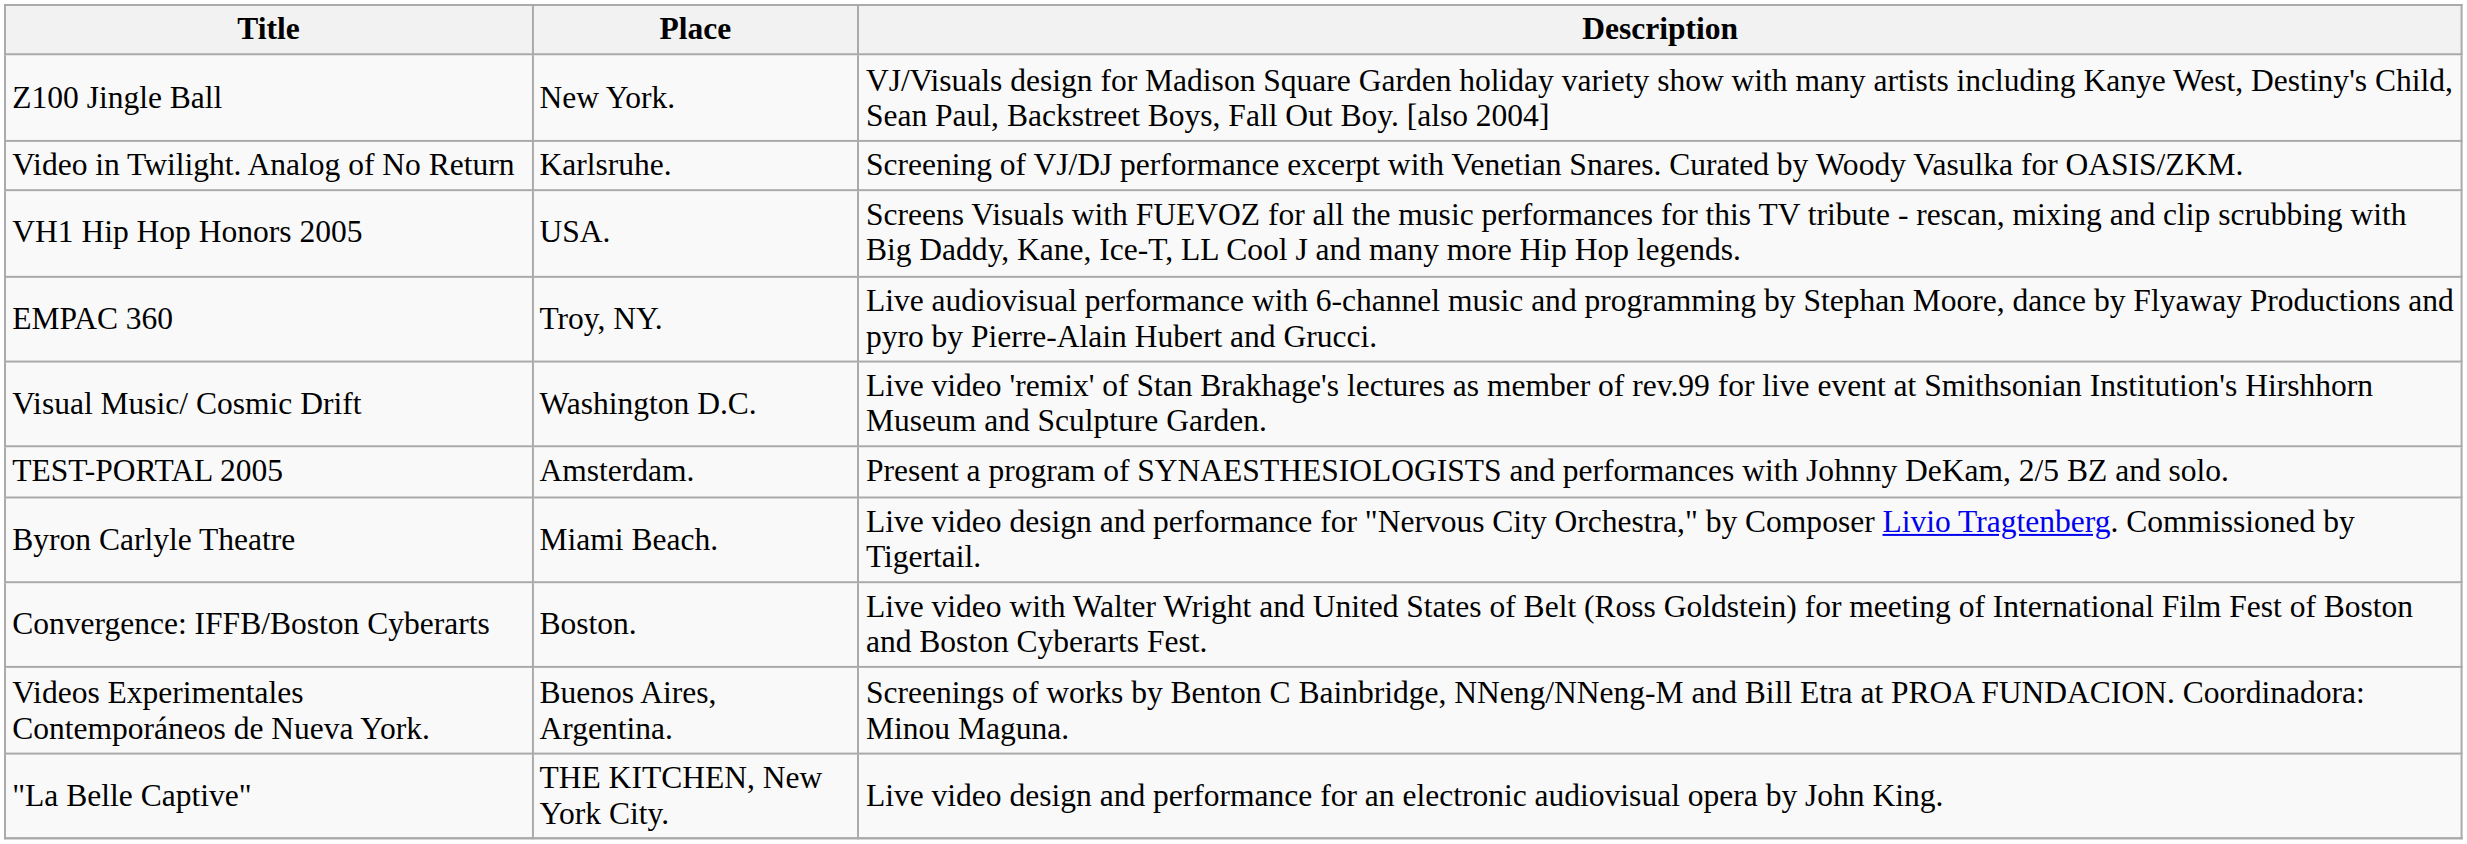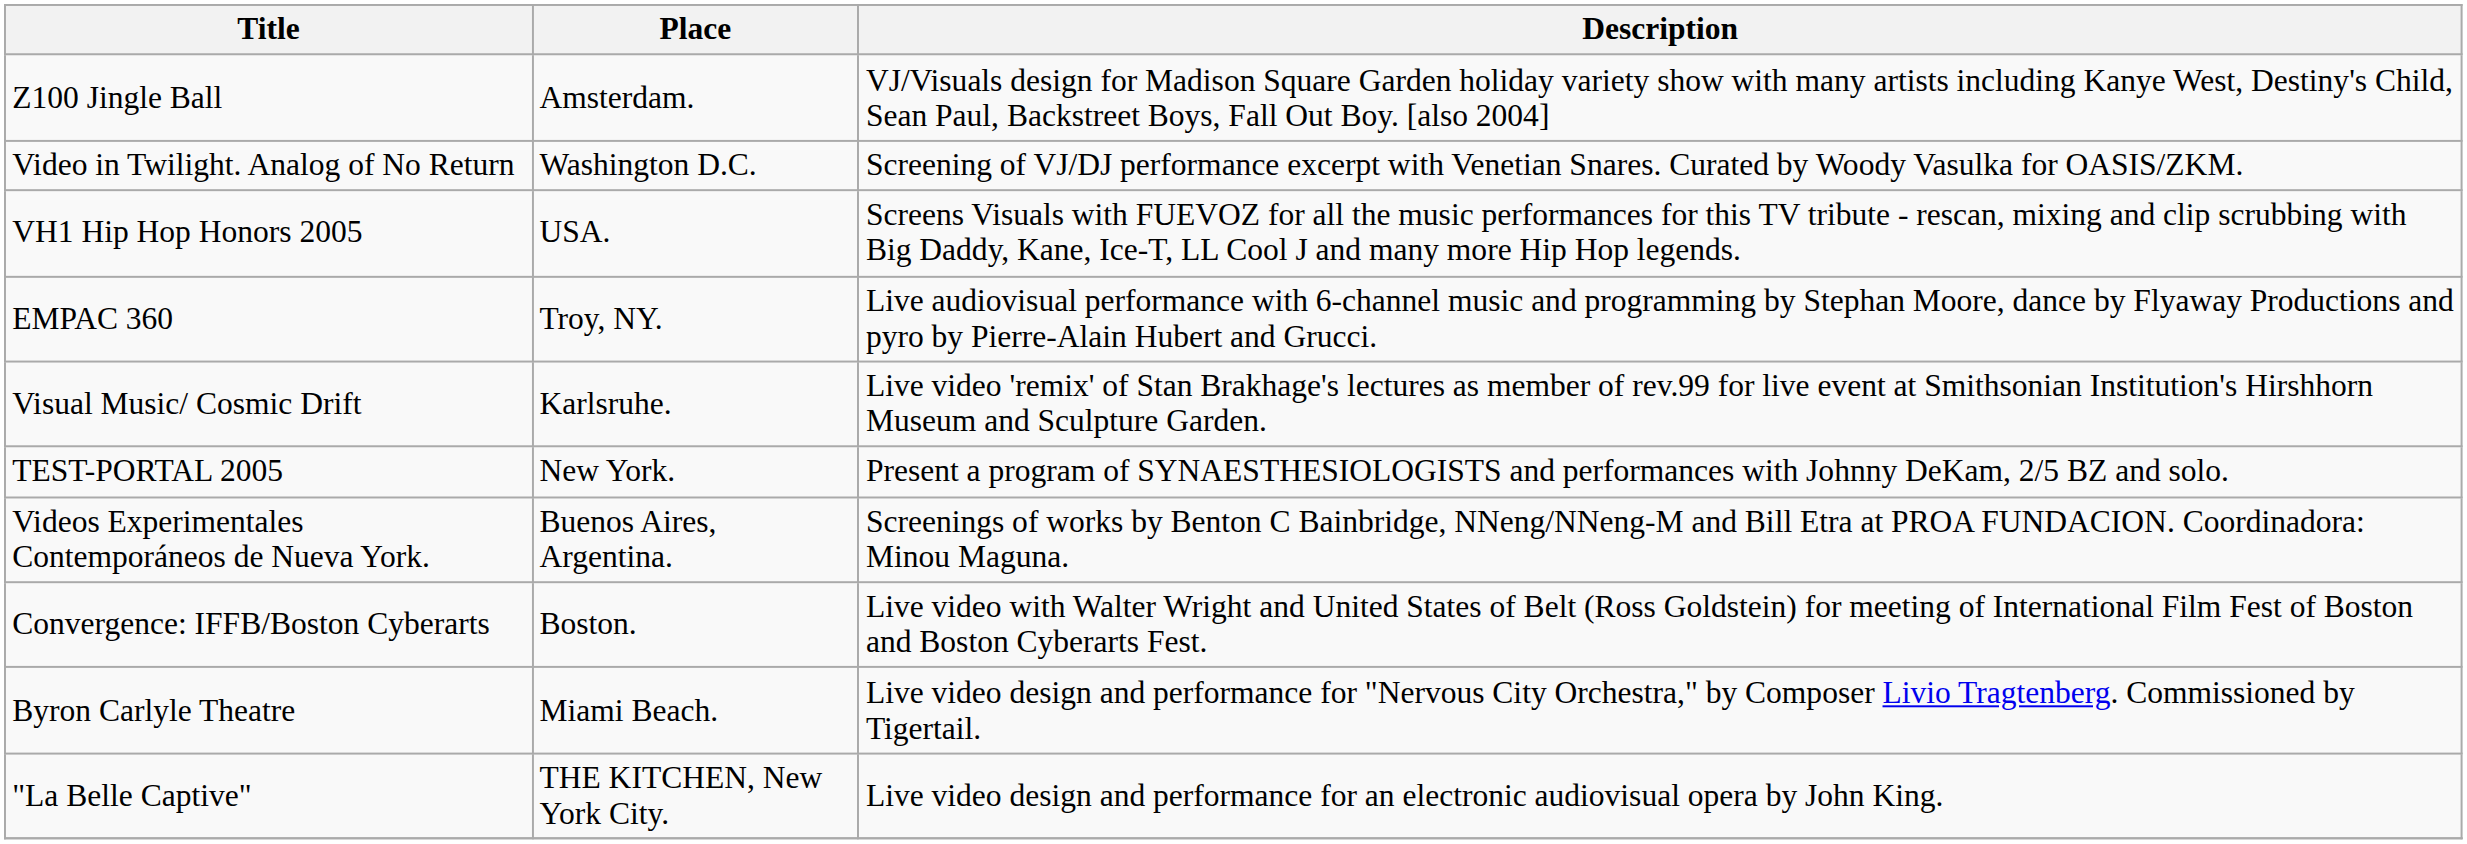(607, 97) New York. -> (617, 97) Amsterdam.
(606, 164) Karlsruhe. -> (648, 164) Washington D.C.
(648, 403) Washington D.C. -> (606, 403) Karlsruhe.
(617, 471) Amsterdam. -> (607, 471) New York.
rows swapped: (221, 709) <-> (154, 538)
